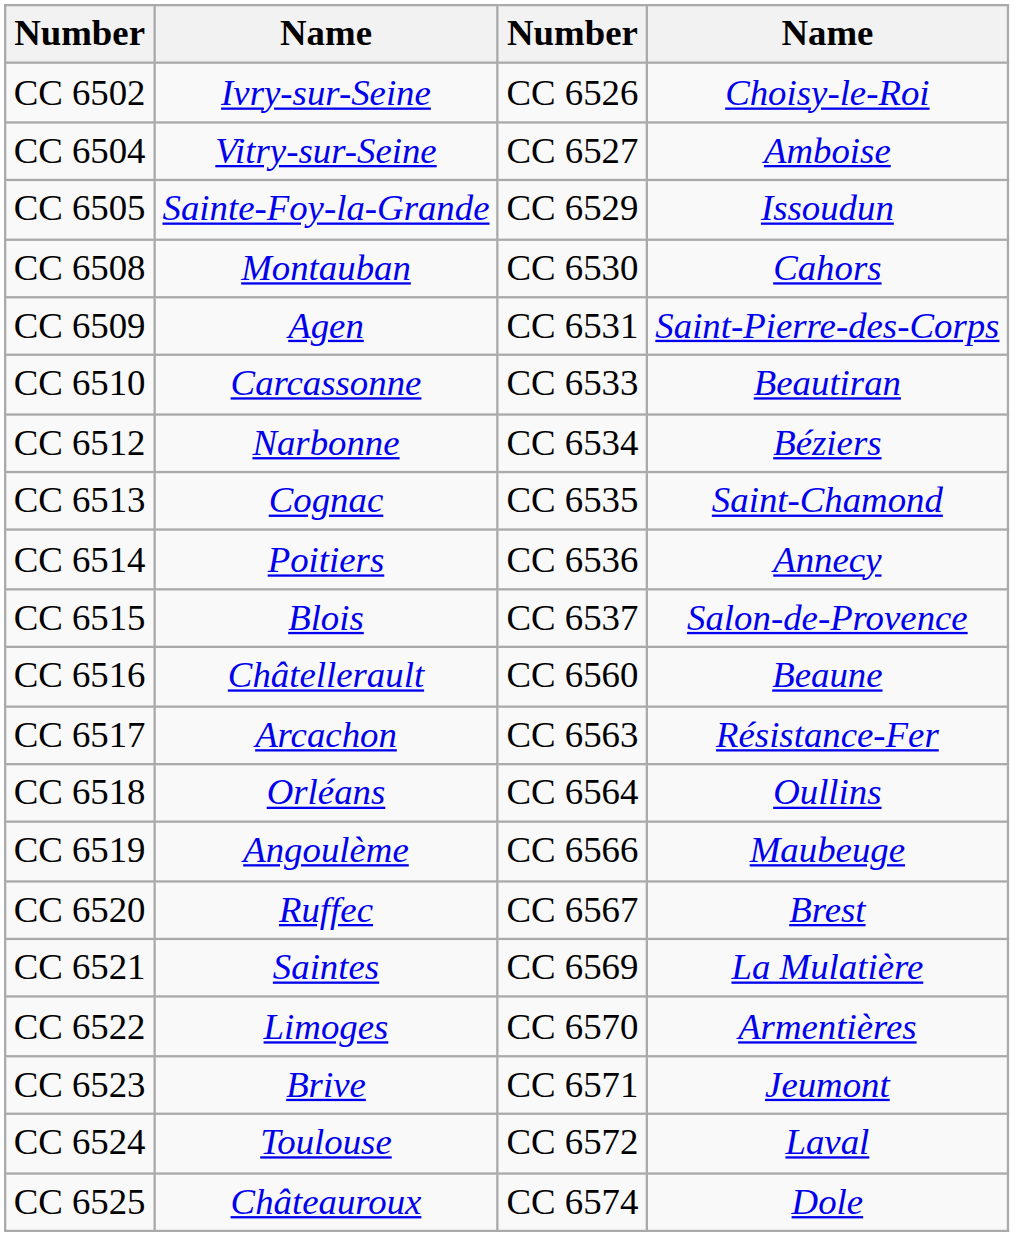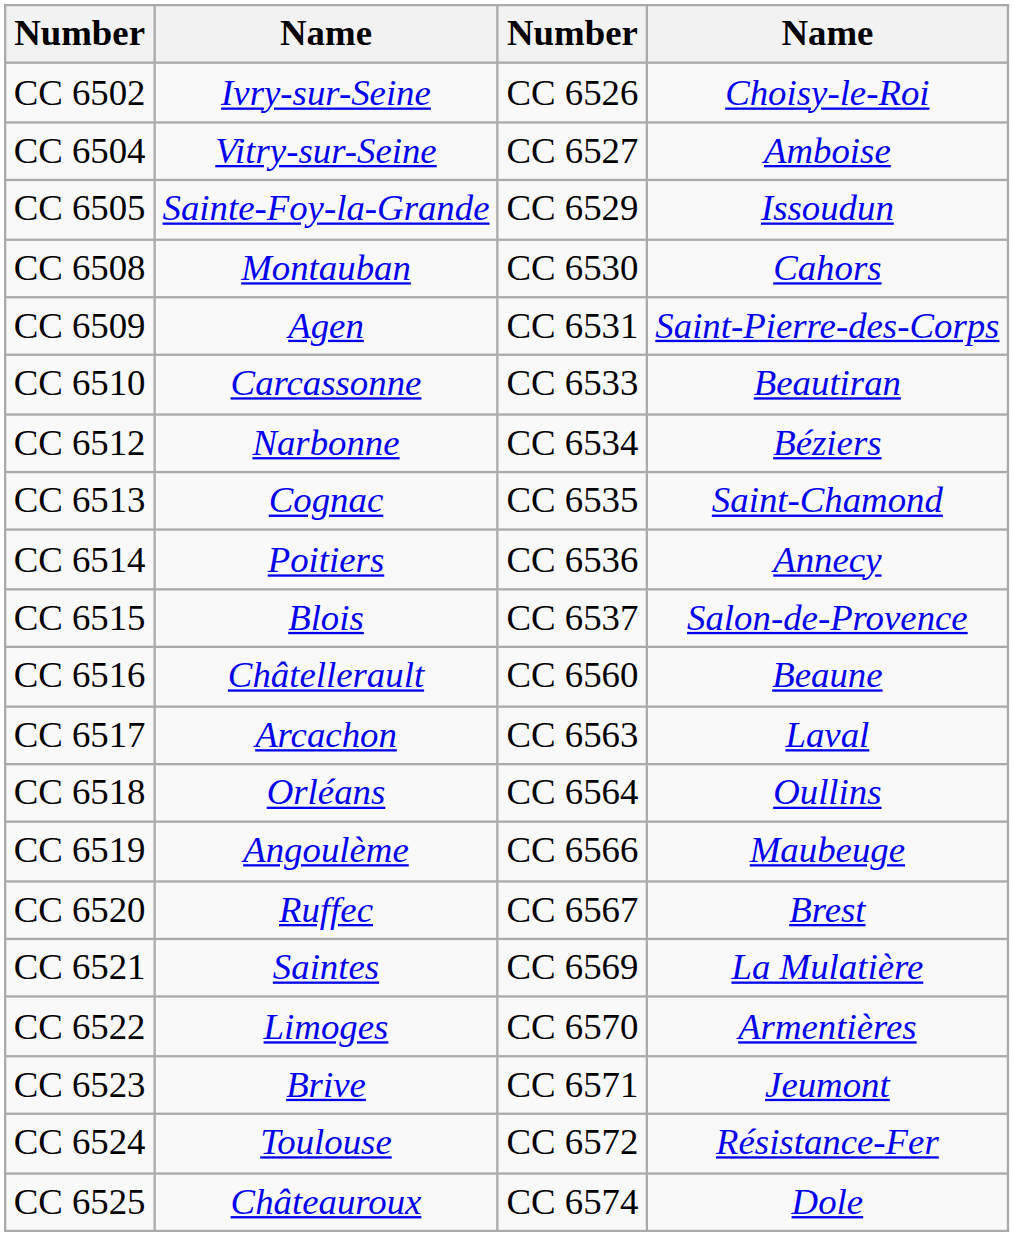(827, 734) Résistance-Fer -> (827, 734) Laval
(827, 1142) Laval -> (827, 1142) Résistance-Fer
